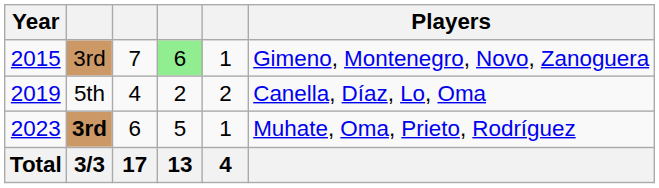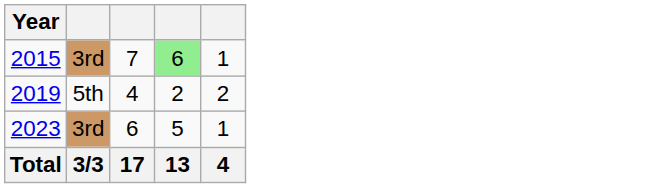- column: (451, 22)
(89, 128) bold -> (88, 128) normal
